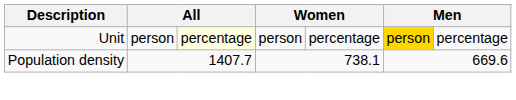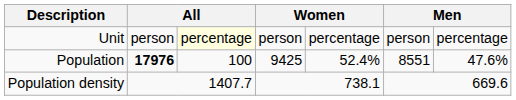(408, 38) gold background -> (408, 38) no background
+ row: (90, 60)
